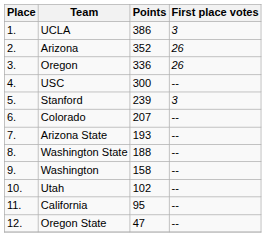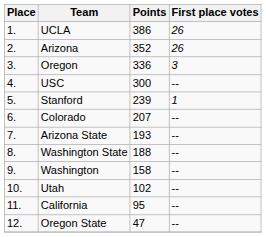(175, 30) 3 -> (178, 30) 26
(178, 65) 26 -> (175, 65) 3
(175, 100) 3 -> (175, 100) 1
